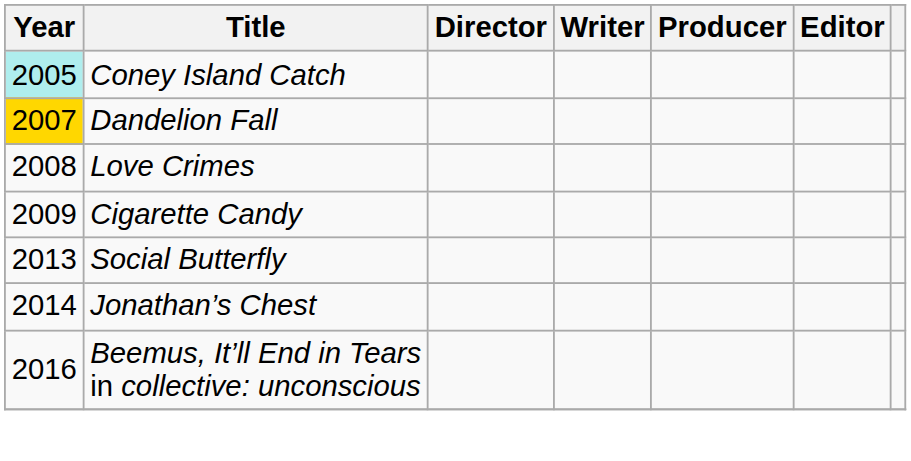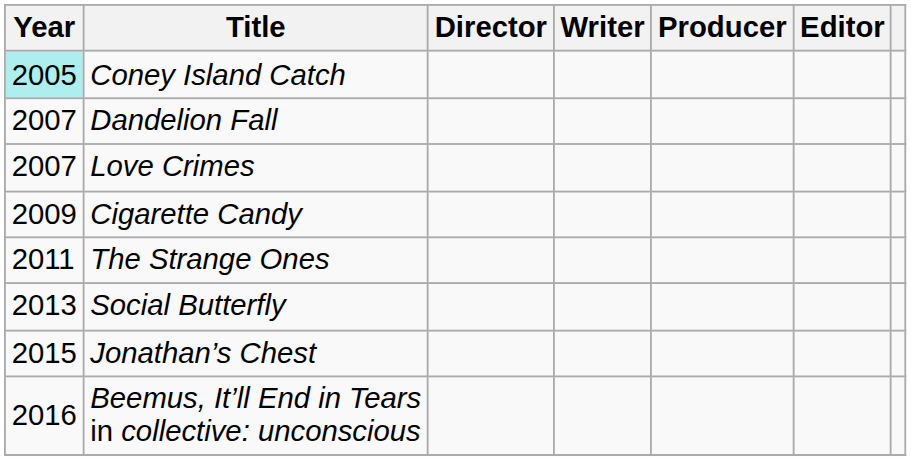(44, 120) gold background -> (44, 120) no background
(44, 167) 2008 -> (44, 167) 2007
+ row: (210, 259)
(44, 306) 2014 -> (44, 352) 2015
